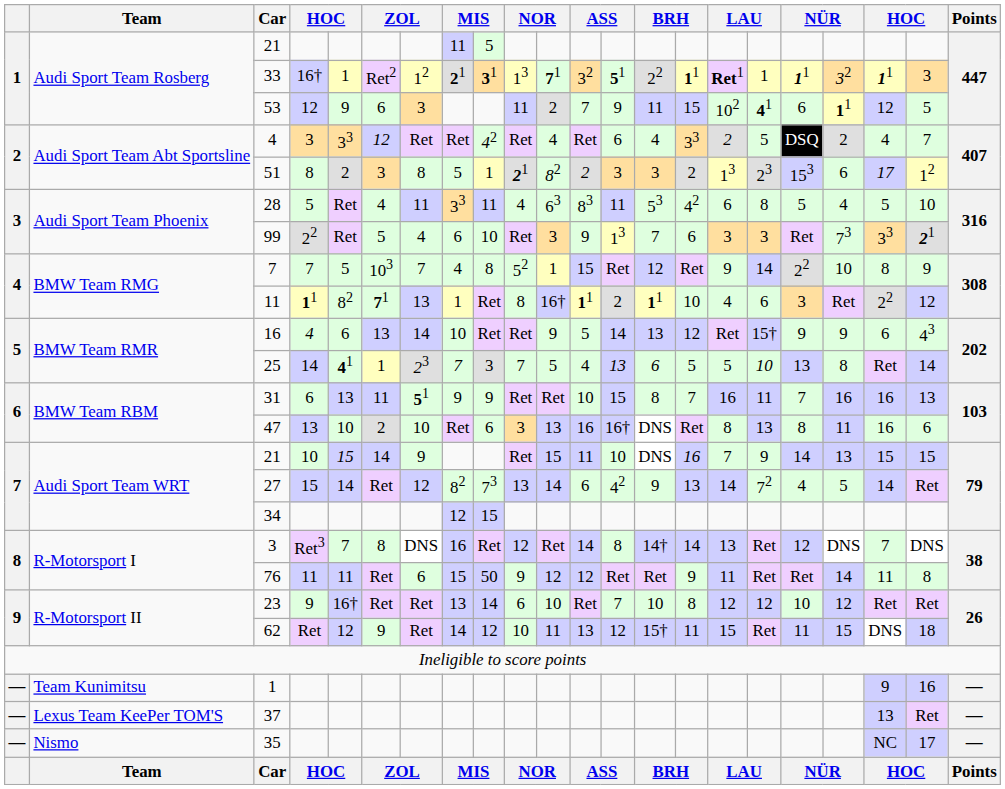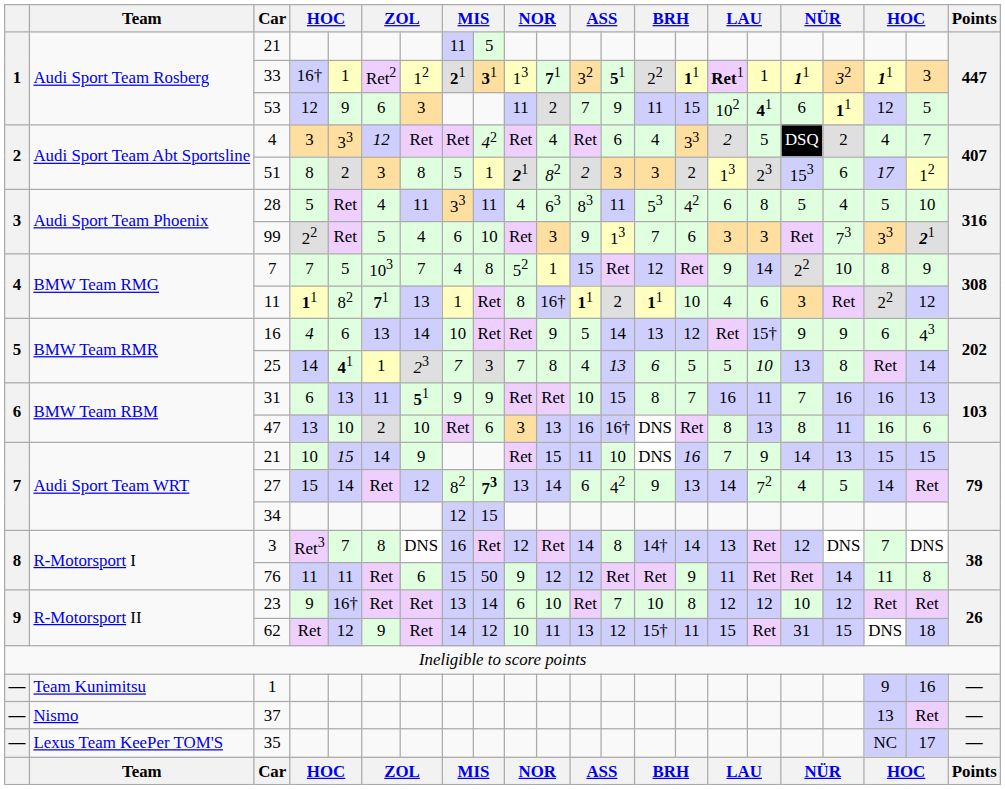(553, 365) 5 -> (553, 365) 8
(489, 485) normal -> (489, 485) bold
(802, 631) 11 -> (802, 631) 31
(128, 714) Lexus Team KeePer TOM'S -> (56, 714) Nismo
(56, 742) Nismo -> (128, 742) Lexus Team KeePer TOM'S
